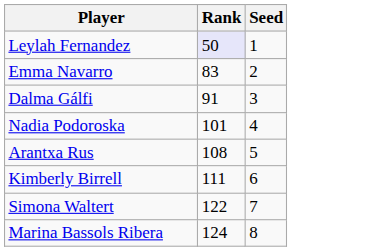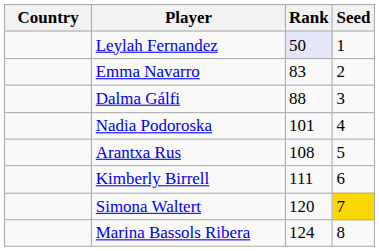+ column: (48, 17)
(210, 98) 91 -> (298, 98) 88
(214, 206) 122 -> (302, 206) 120
(253, 206) no background -> (341, 206) gold background
